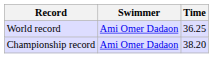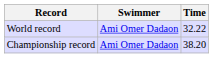(195, 28) 36.25 -> (195, 28) 32.22
